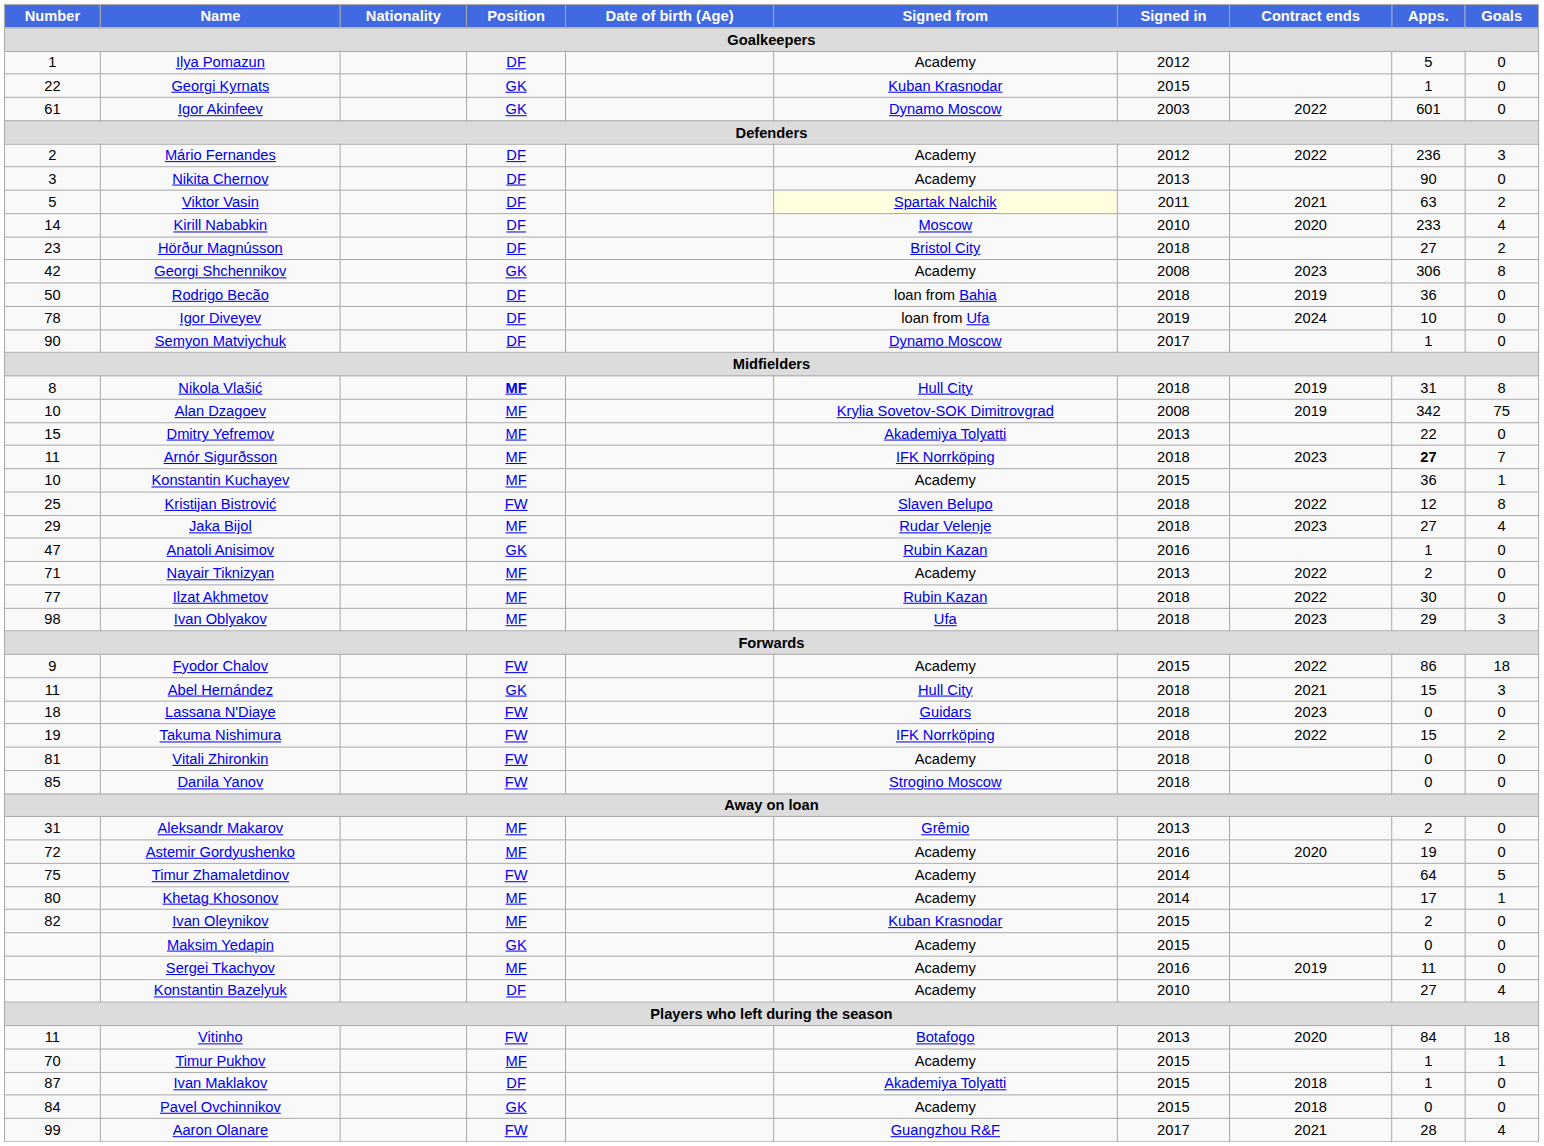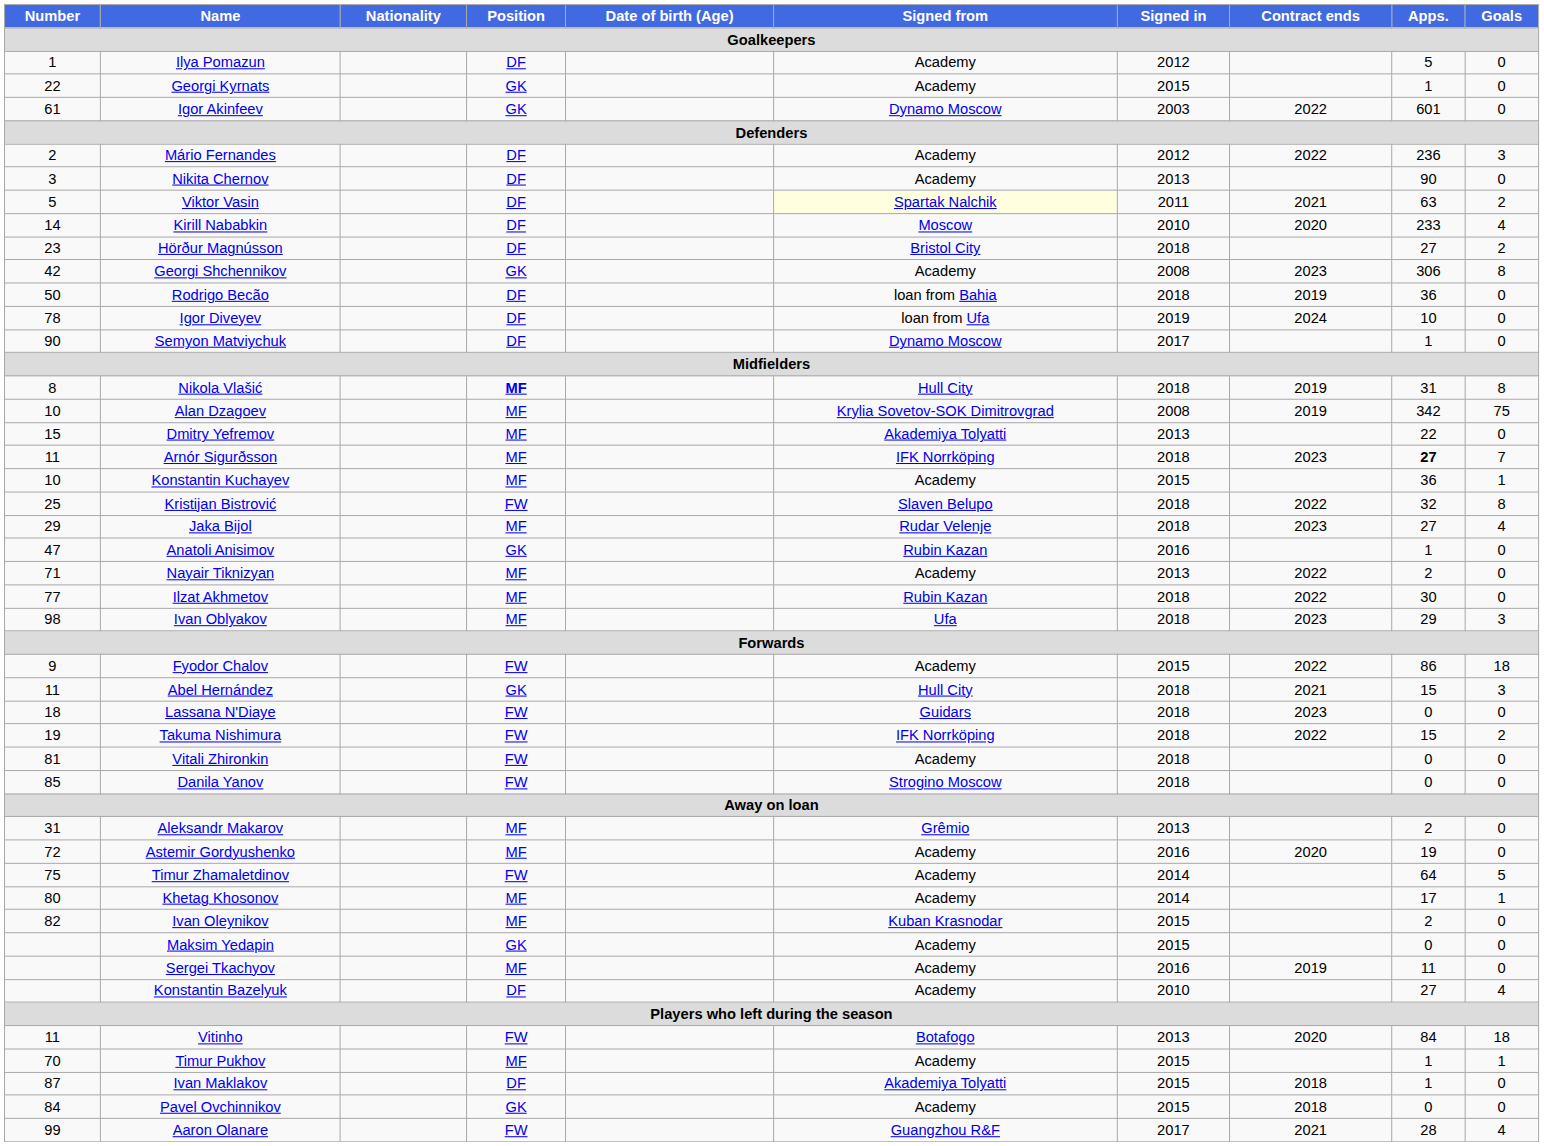(945, 86) Kuban Krasnodar -> (945, 86) Academy
(1428, 504) 12 -> (1428, 504) 32
